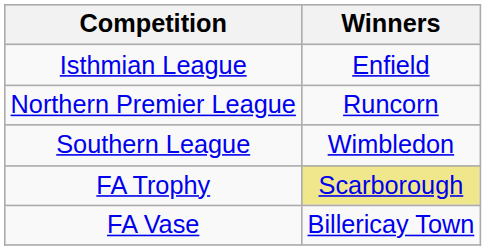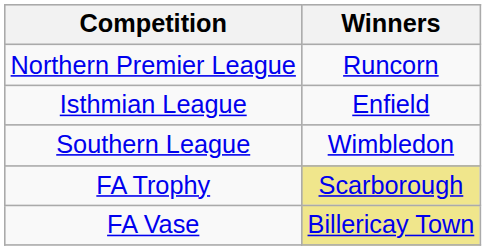rows swapped: (153, 64) <-> (153, 104)
(391, 225) no background -> (391, 225) khaki background
